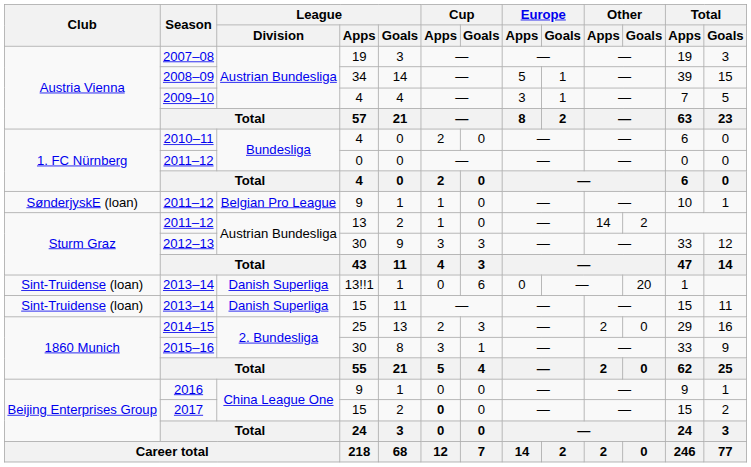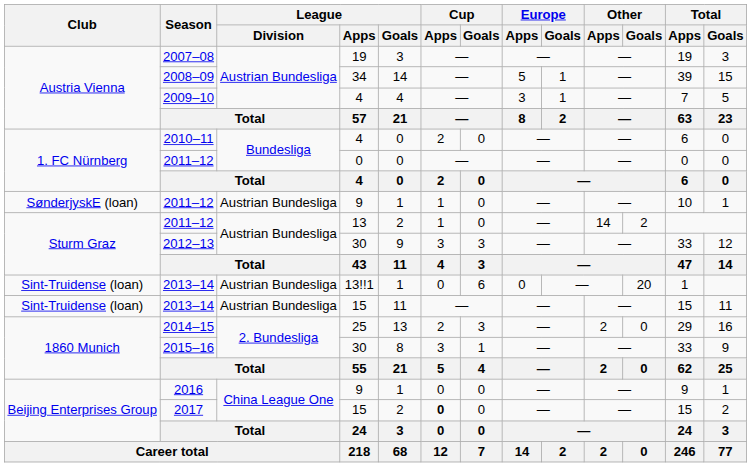(278, 202) Belgian Pro League -> (278, 202) Austrian Bundesliga
(278, 285) Danish Superliga -> (278, 285) Austrian Bundesliga
(278, 306) Danish Superliga -> (278, 306) Austrian Bundesliga
